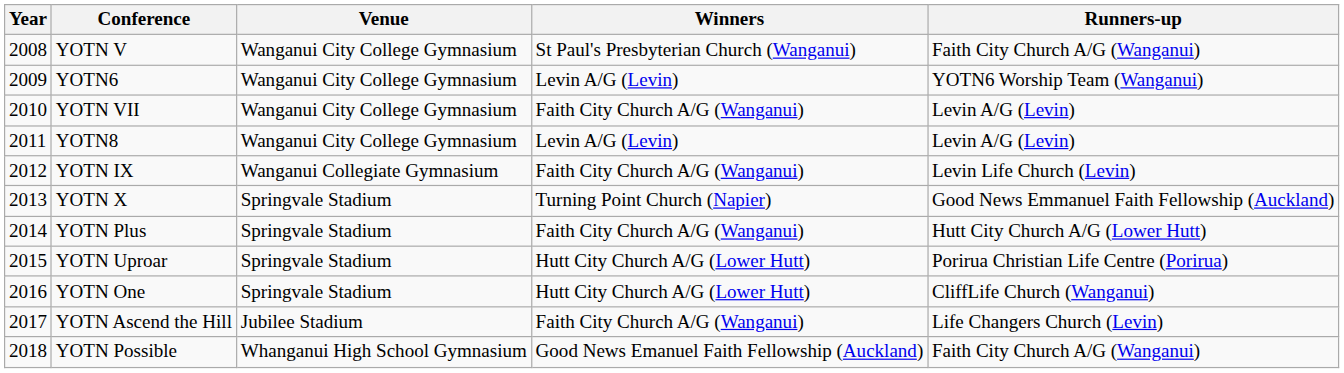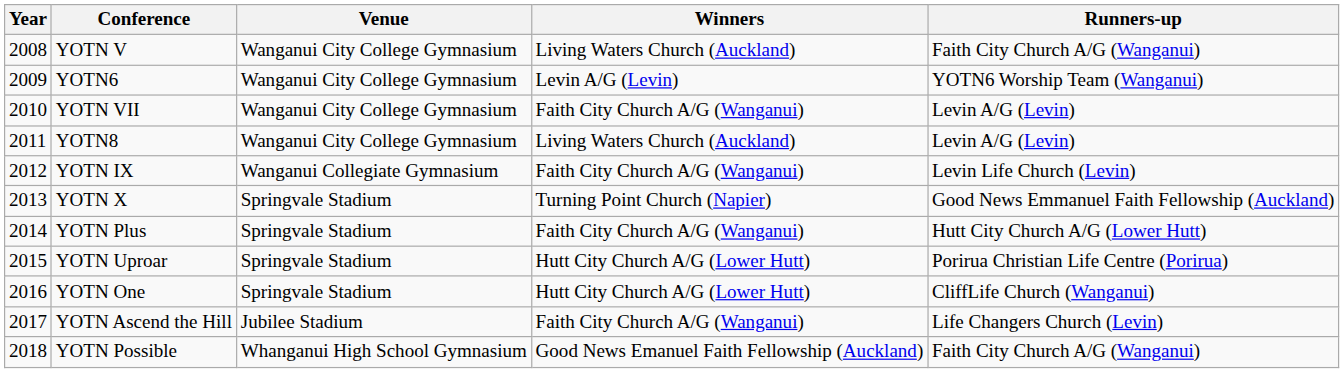(696, 49) St Paul's Presbyterian Church (Wanganui) -> (666, 49) Living Waters Church (Auckland)
(607, 140) Levin A/G (Levin) -> (666, 140) Living Waters Church (Auckland)
